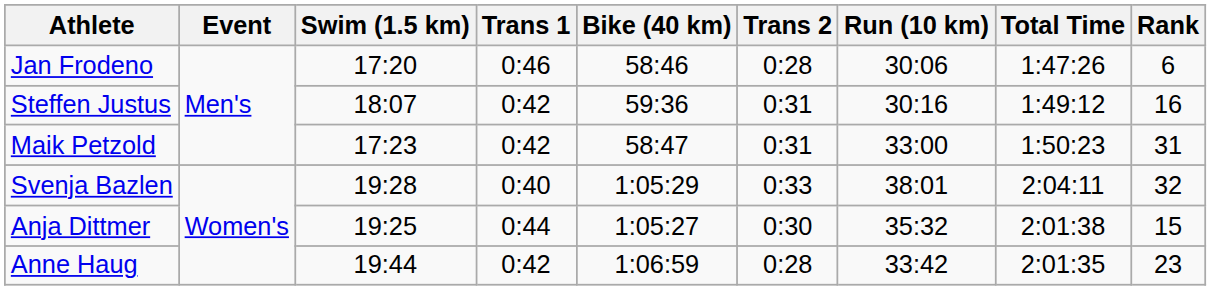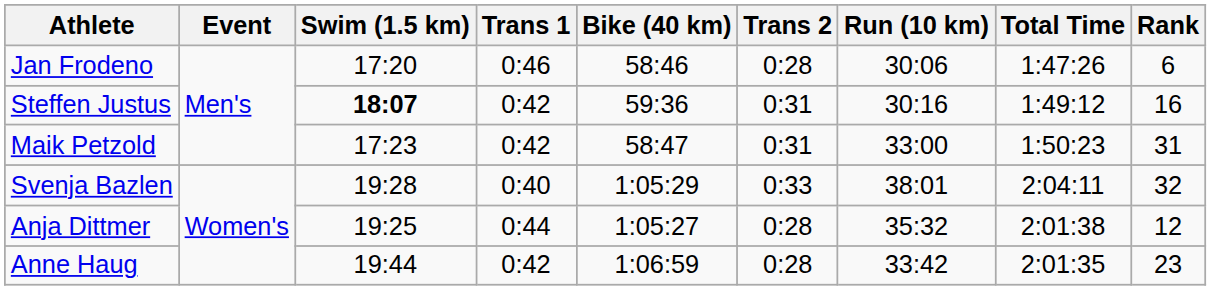(385, 105) normal -> (385, 105) bold
(788, 225) 0:30 -> (788, 225) 0:28
(1168, 225) 15 -> (1168, 225) 12
